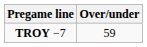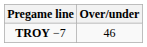(109, 33) 59 -> (109, 33) 46
